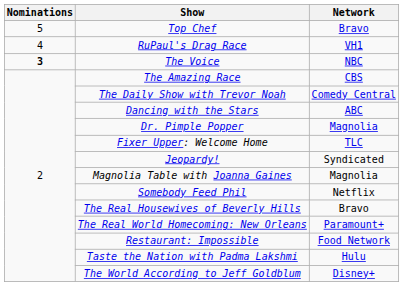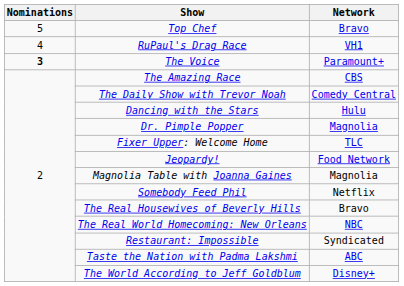(354, 61) NBC -> (354, 61) Paramount+
(354, 110) ABC -> (354, 110) Hulu
(354, 159) Syndicated -> (354, 159) Food Network
(354, 225) Paramount+ -> (354, 225) NBC
(354, 241) Food Network -> (354, 241) Syndicated
(354, 257) Hulu -> (354, 257) ABC
